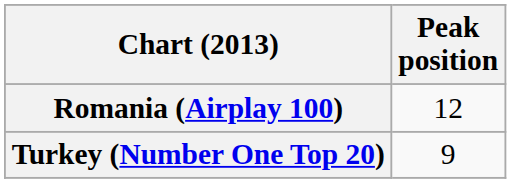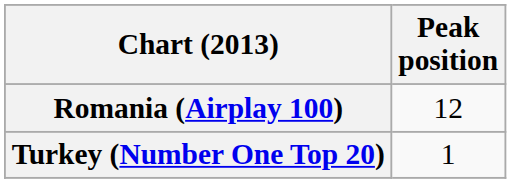(448, 154) 9 -> (448, 154) 1
